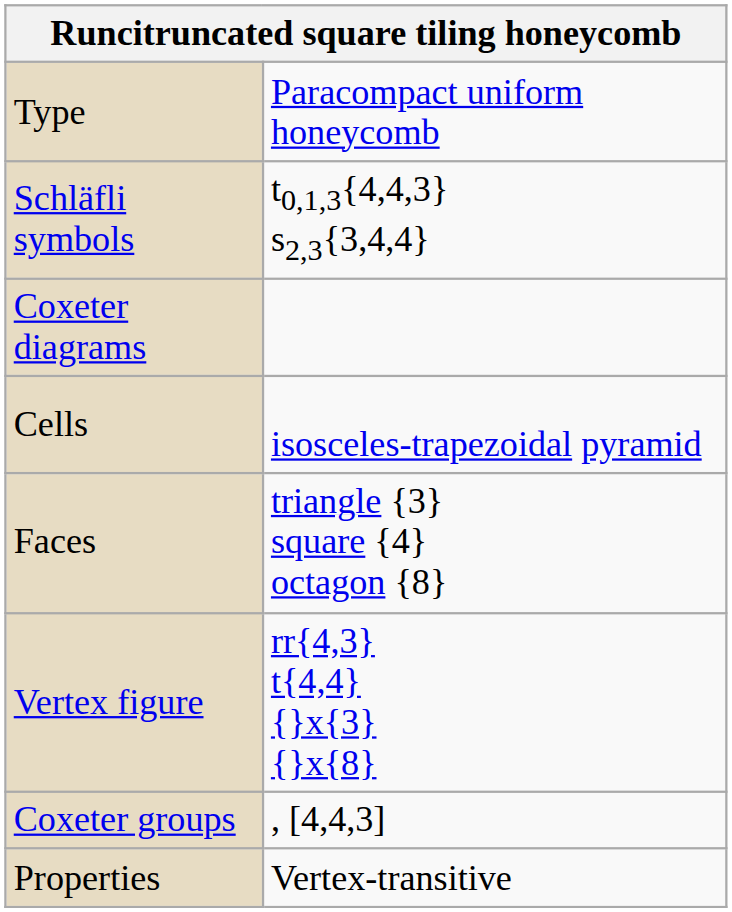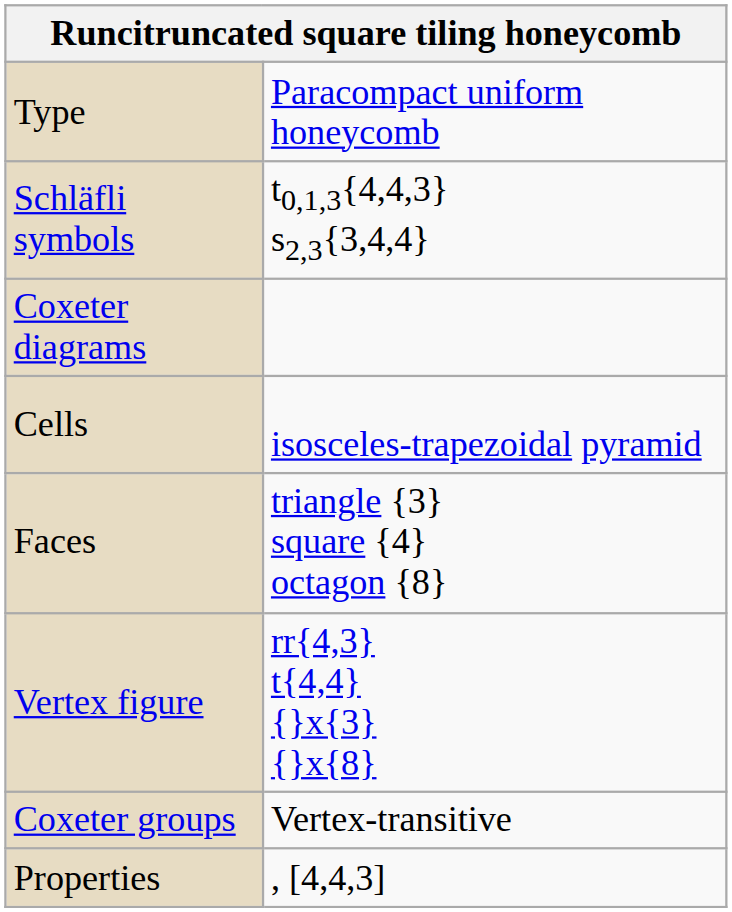(328, 819) , [4,4,3] -> (391, 819) Vertex-transitive
(391, 877) Vertex-transitive -> (328, 877) , [4,4,3]
